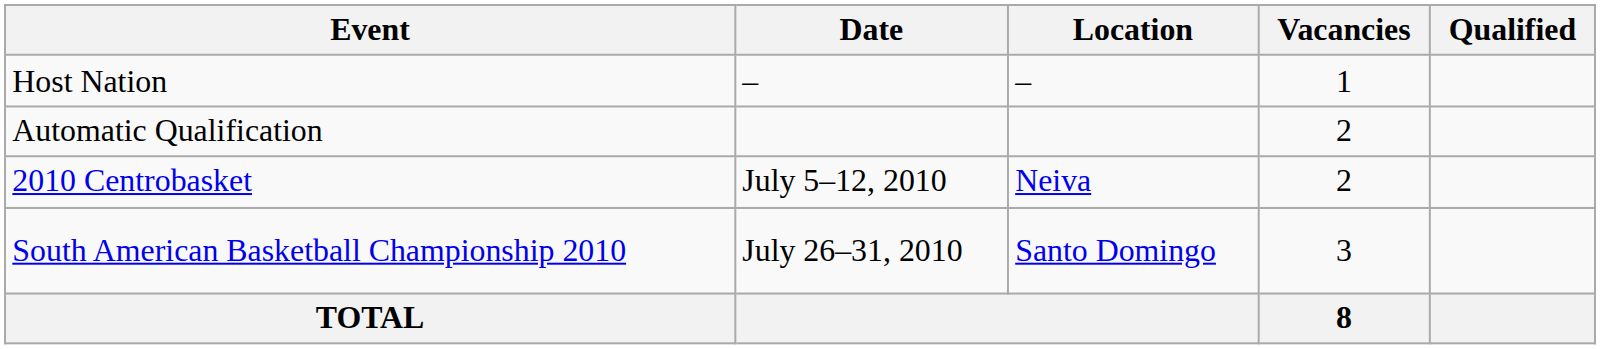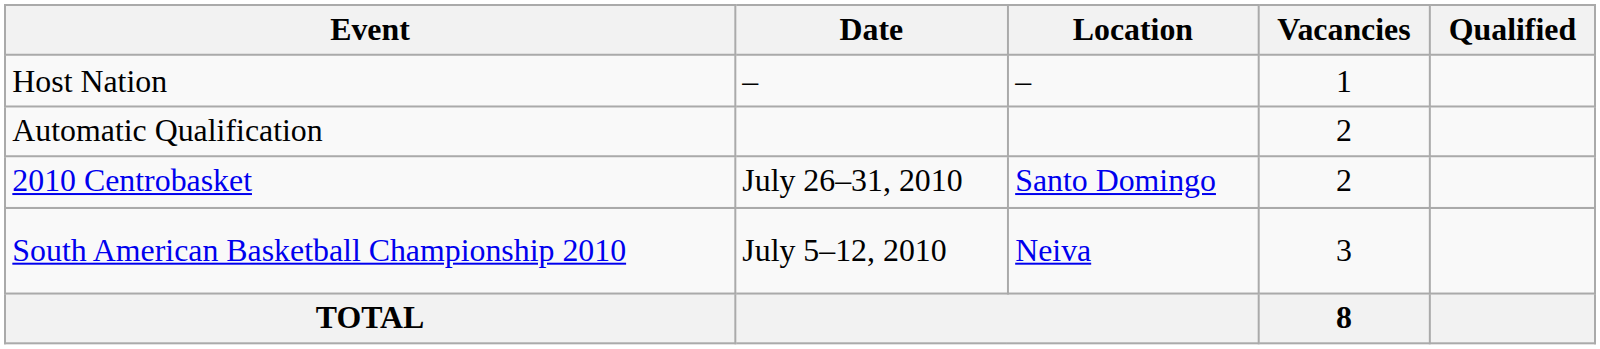(844, 181) July 5–12, 2010 -> (852, 181) July 26–31, 2010
(1053, 181) Neiva -> (1116, 181) Santo Domingo
(852, 249) July 26–31, 2010 -> (844, 249) July 5–12, 2010
(1116, 249) Santo Domingo -> (1053, 249) Neiva
